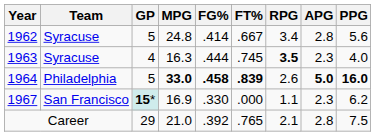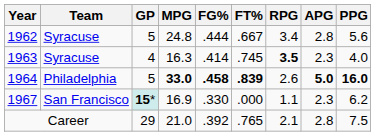(216, 36) .414 -> (216, 36) .444
(216, 58) .444 -> (216, 58) .414
